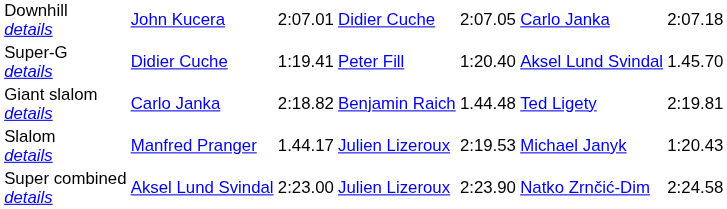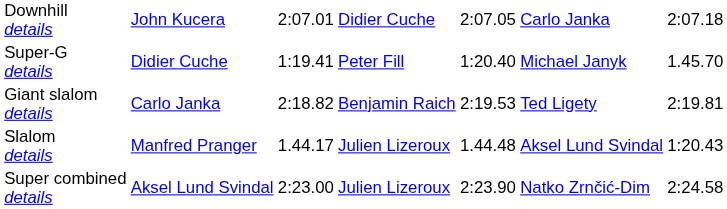(592, 62) Aksel Lund Svindal -> (573, 62) Michael Janyk
(488, 104) 1.44.48 -> (488, 104) 2:19.53
(488, 146) 2:19.53 -> (488, 146) 1.44.48
(573, 146) Michael Janyk -> (592, 146) Aksel Lund Svindal
